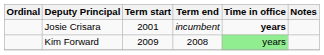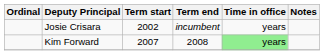(148, 27) 2001 -> (148, 27) 2002
(273, 27) bold -> (274, 27) normal
(148, 42) 2009 -> (148, 42) 2007
